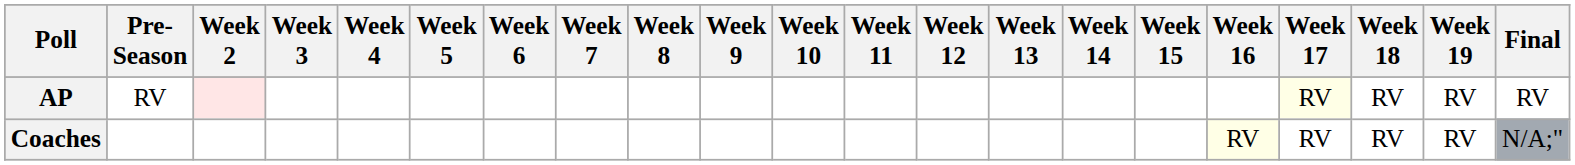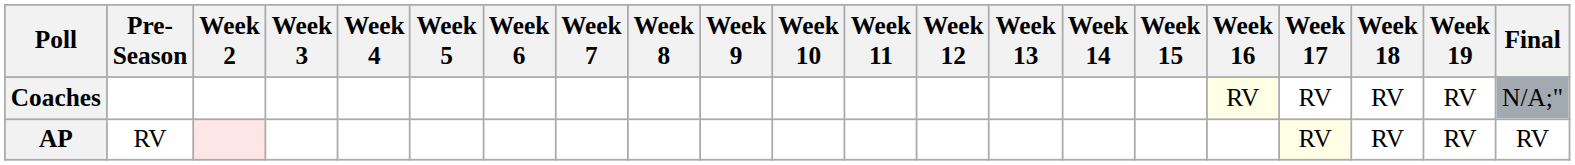rows swapped: (56, 97) <-> (56, 139)
